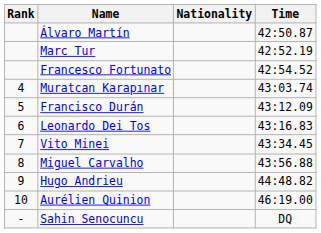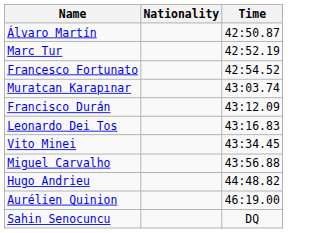- column: (21, 14)
